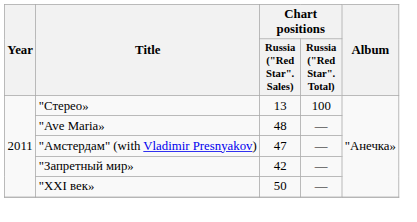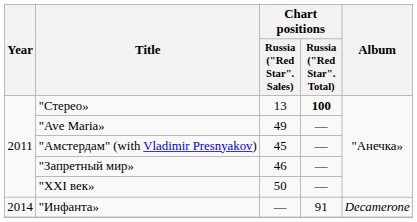(321, 105) normal -> (321, 105) bold
(280, 125) 48 -> (280, 125) 49
(280, 146) 47 -> (280, 146) 45
(280, 166) 42 -> (280, 166) 46
+ row: (69, 207)
